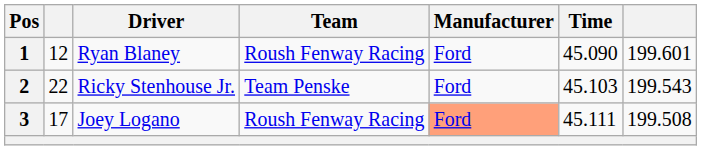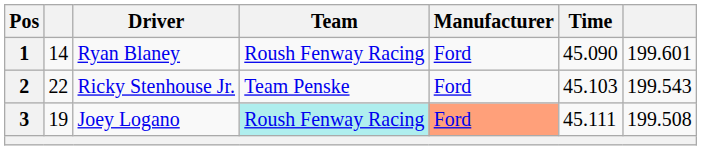(58, 53) 12 -> (58, 53) 14
(58, 119) 17 -> (58, 119) 19
(334, 119) no background -> (334, 119) paleturquoise background
